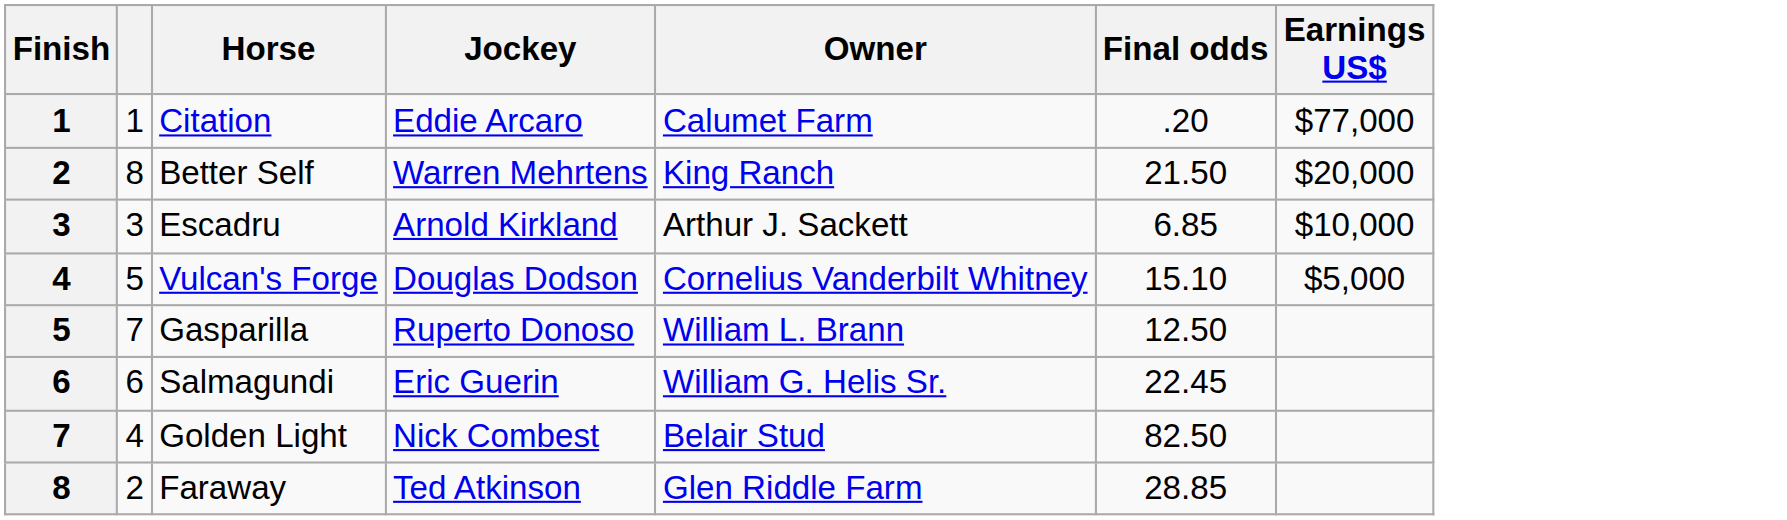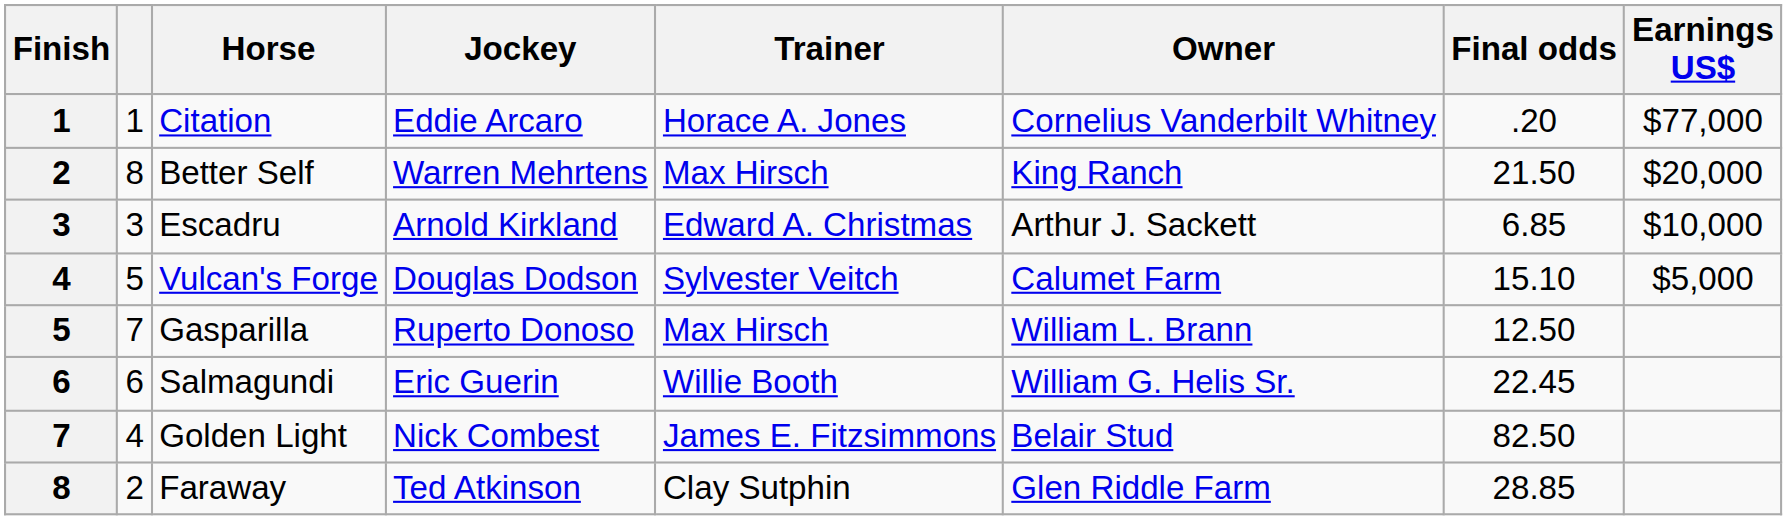+ column: (829, 49)
(768, 120) Calumet Farm -> (1224, 120) Cornelius Vanderbilt Whitney
(875, 278) Cornelius Vanderbilt Whitney -> (1116, 278) Calumet Farm
